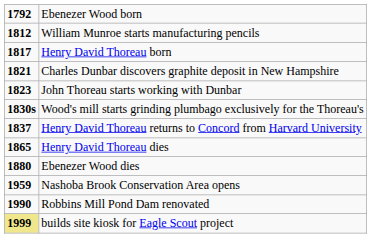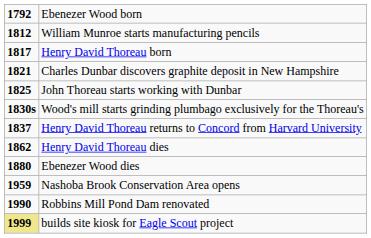(19, 90) 1823 -> (19, 90) 1825
(19, 147) 1865 -> (19, 147) 1862
